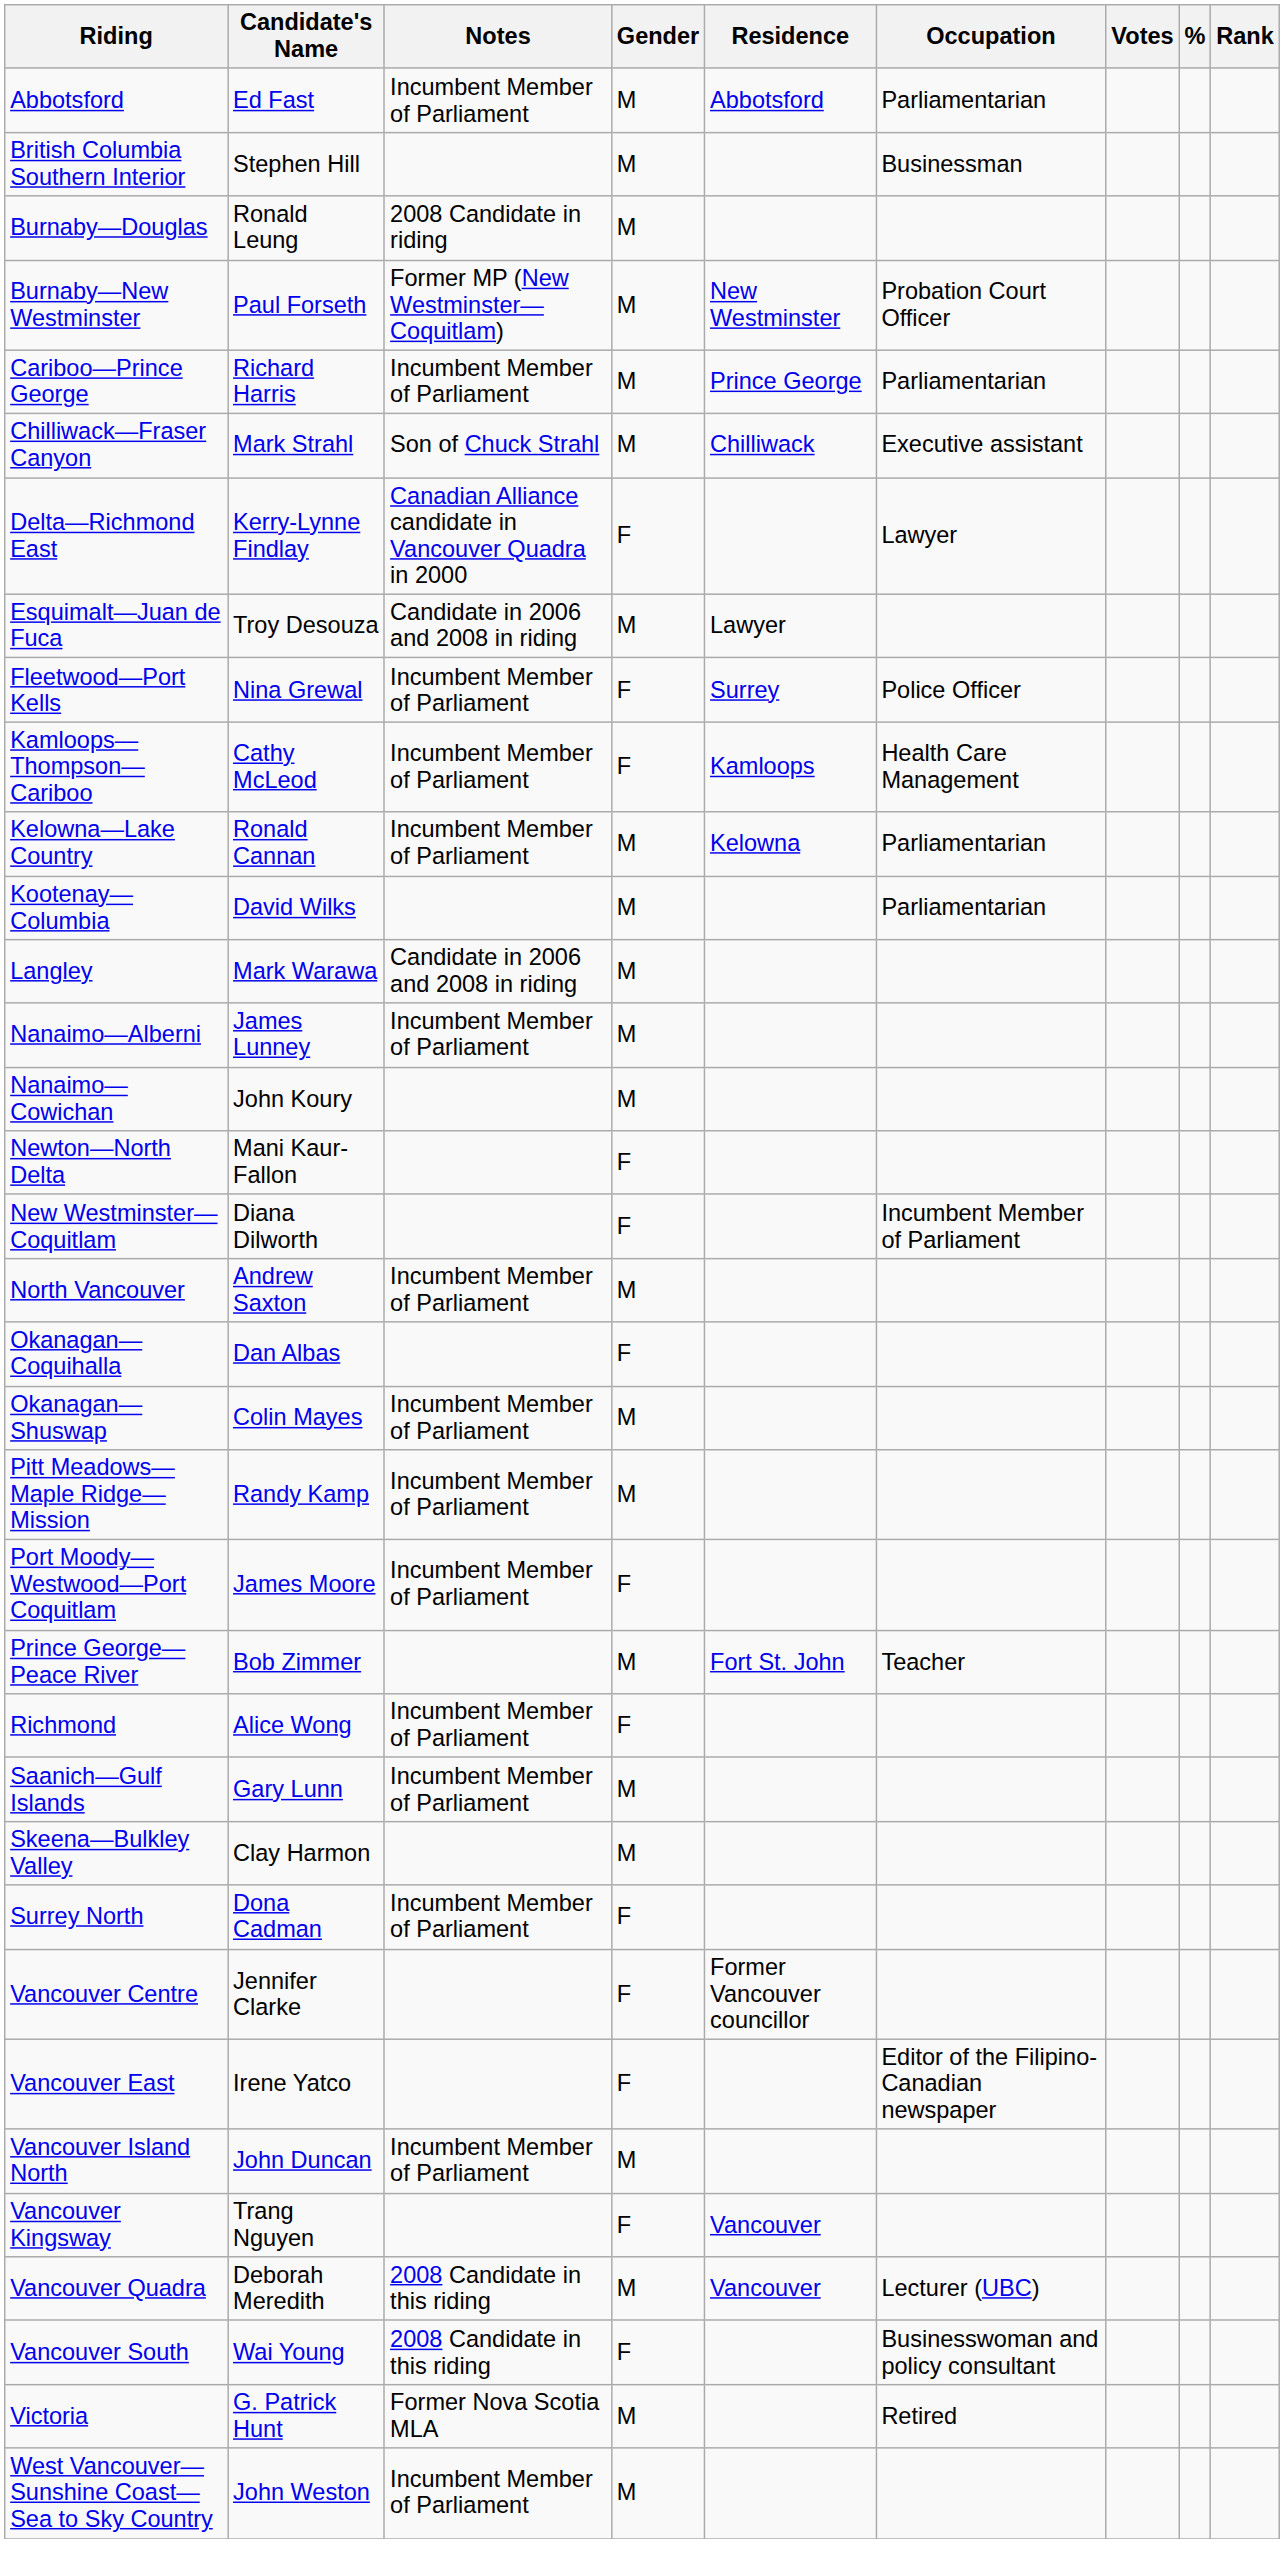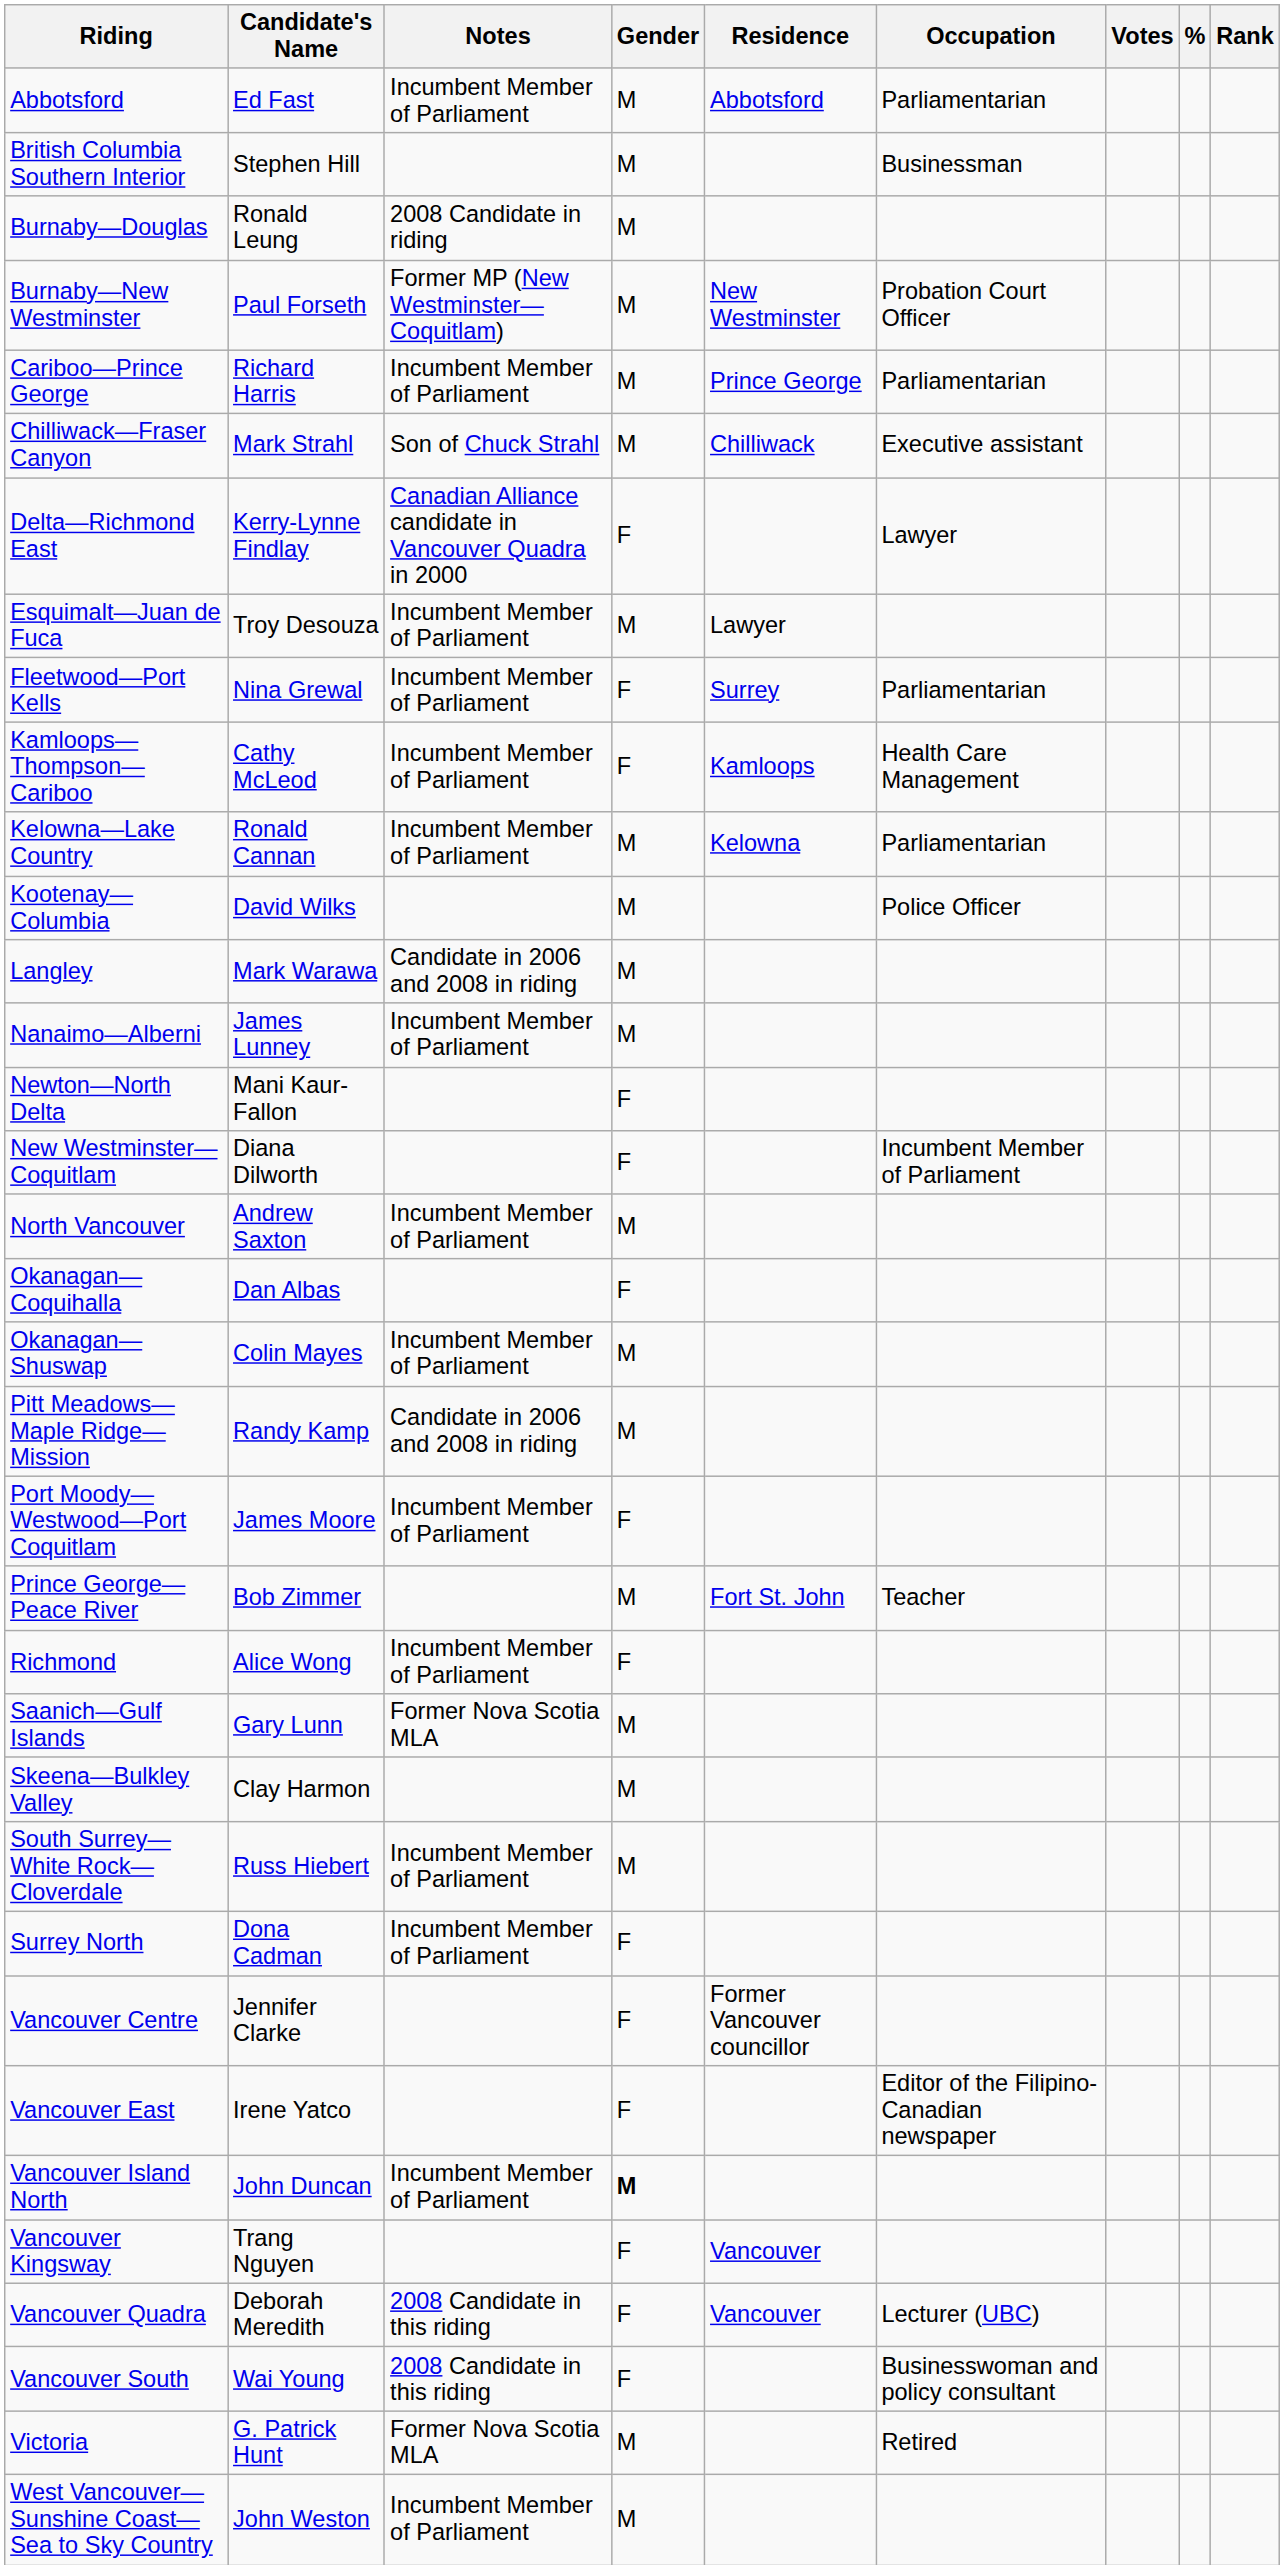(486, 625) Candidate in 2006 and 2008 in riding -> (491, 625) Incumbent Member of Parliament
(951, 689) Police Officer -> (964, 689) Parliamentarian
(964, 907) Parliamentarian -> (951, 907) Police Officer
- row: (69, 1098)
(491, 1494) Incumbent Member of Parliament -> (486, 1430) Candidate in 2006 and 2008 in riding
(491, 1789) Incumbent Member of Parliament -> (495, 1725) Former Nova Scotia MLA
+ row: (91, 1866)
(627, 2160) normal -> (627, 2187) bold
(627, 2288) M -> (624, 2314) F
